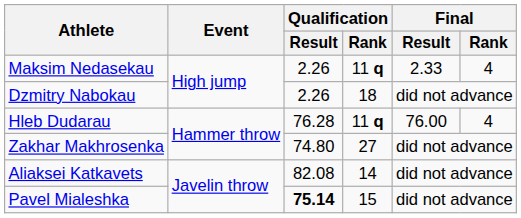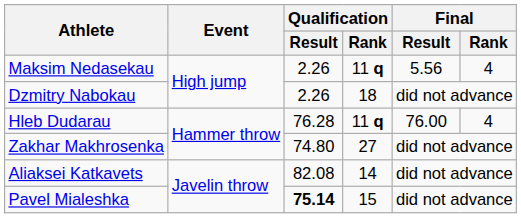(426, 69) 2.33 -> (426, 69) 5.56
